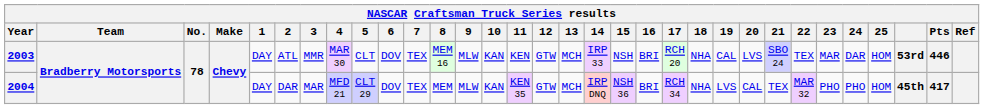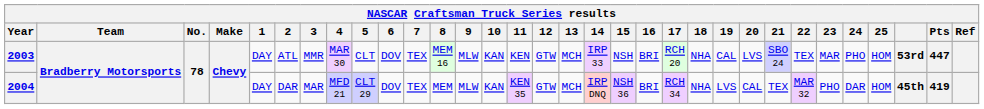(855, 56) DAR -> (855, 56) PHO
(940, 56) 446 -> (940, 56) 447
(855, 87) PHO -> (855, 87) DAR
(940, 87) 417 -> (940, 87) 419
